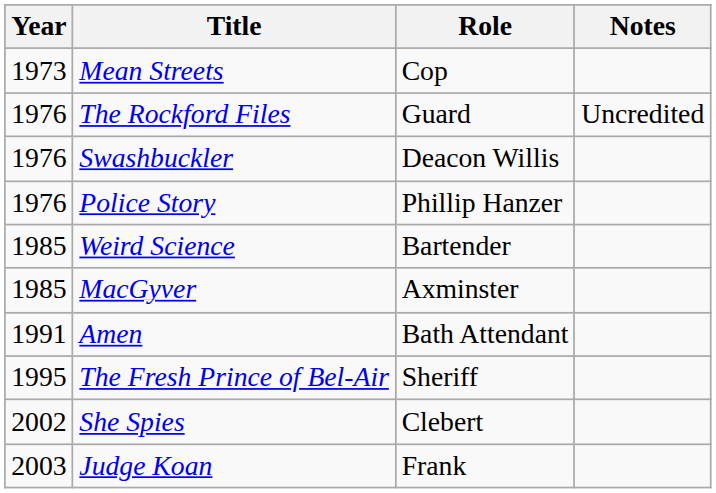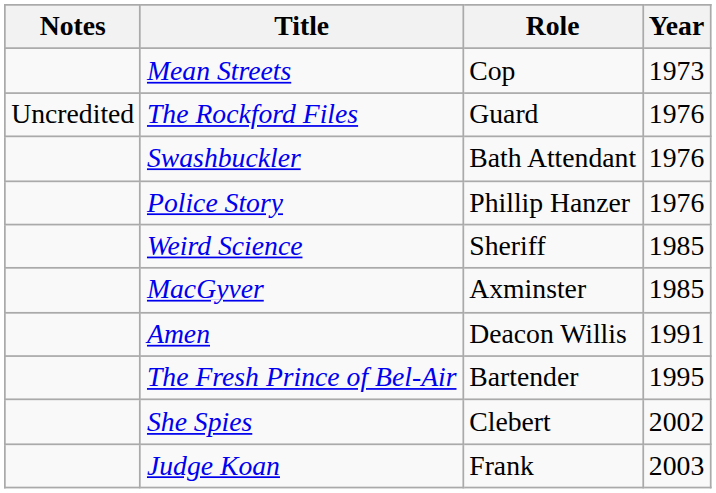columns swapped: (39, 26) <-> (643, 26)
(480, 158) Deacon Willis -> (553, 158) Bath Attendant
(456, 245) Bartender -> (507, 245) Sheriff
(485, 333) Bath Attendant -> (548, 333) Deacon Willis
(440, 377) Sheriff -> (524, 377) Bartender
